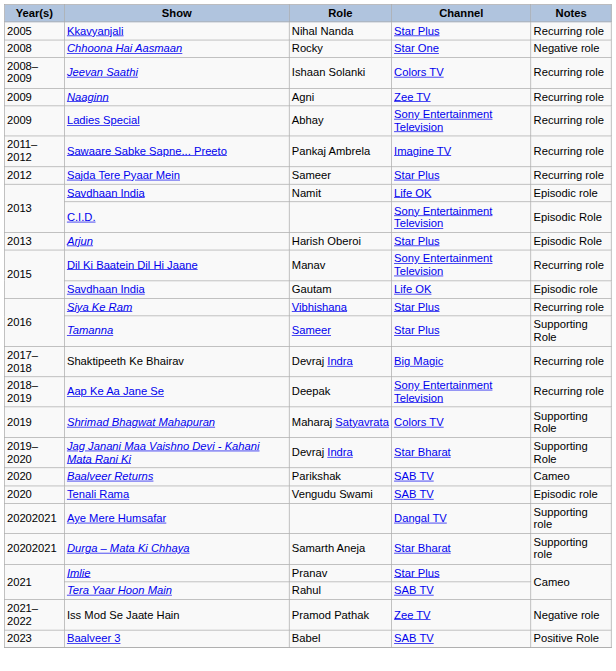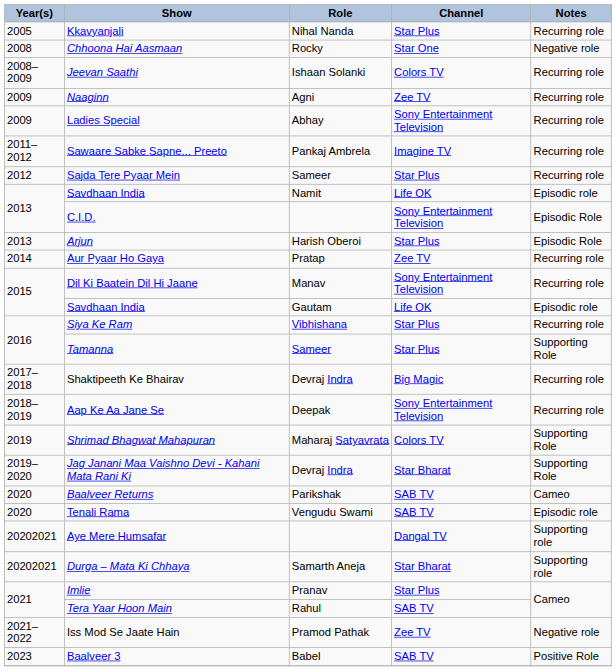+ row: (115, 259)
